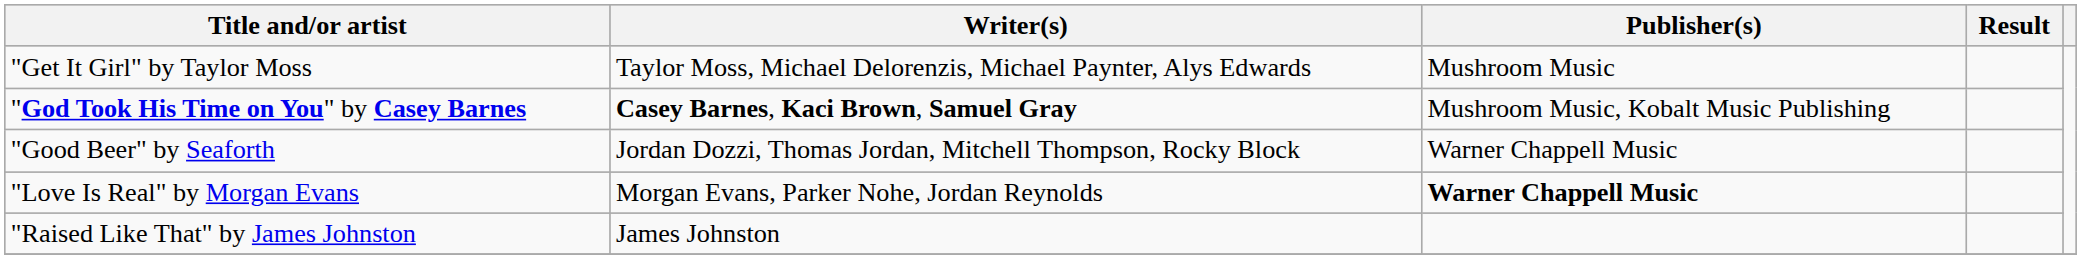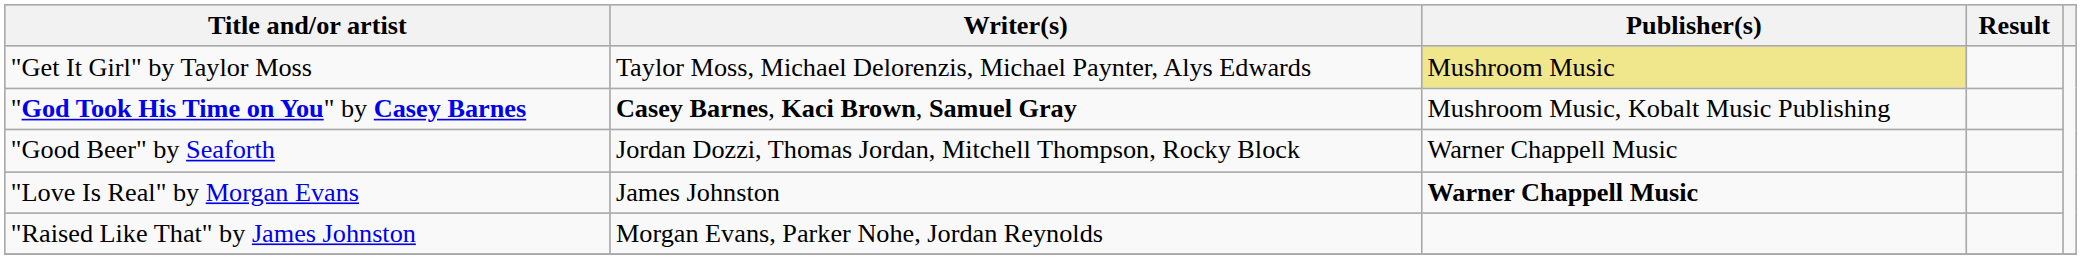(1521, 66) no background -> (1521, 66) khaki background
(859, 191) Morgan Evans, Parker Nohe, Jordan Reynolds -> (698, 191) James Johnston
(698, 233) James Johnston -> (859, 233) Morgan Evans, Parker Nohe, Jordan Reynolds
